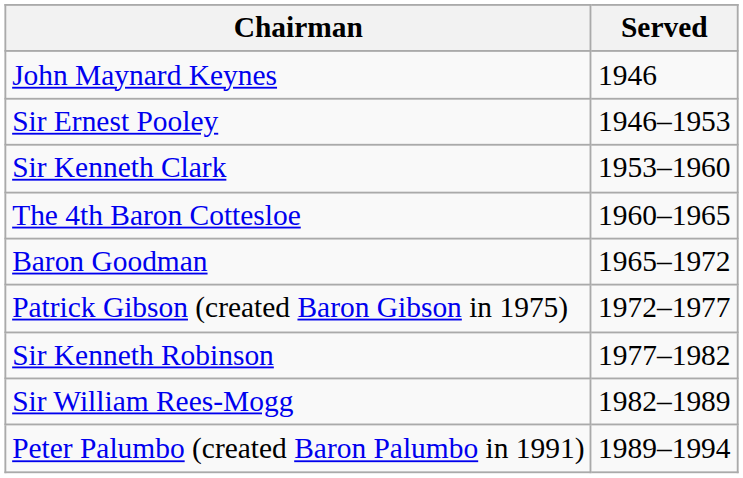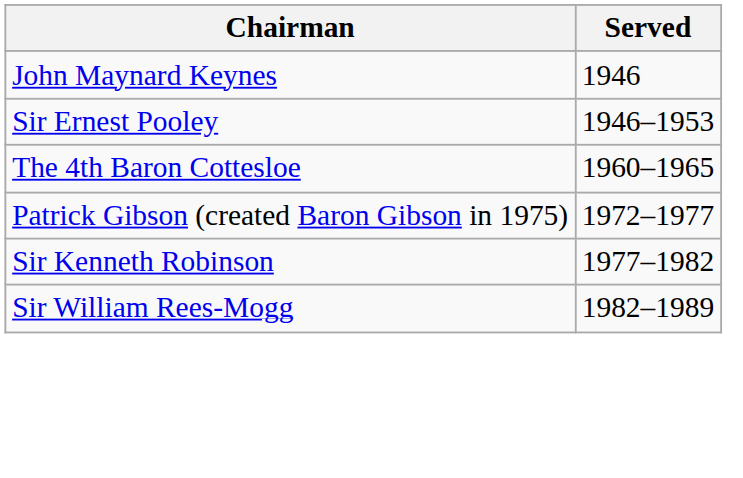- row: (119, 167)
- row: (110, 261)
- row: (298, 448)
